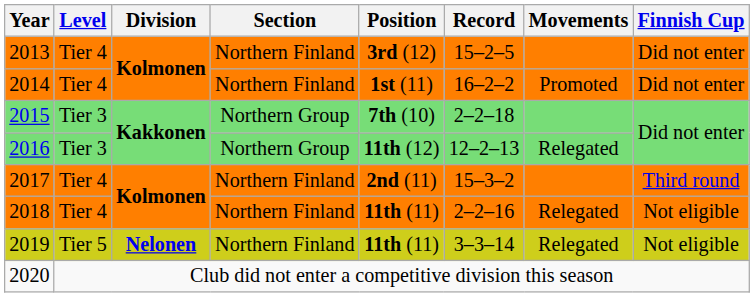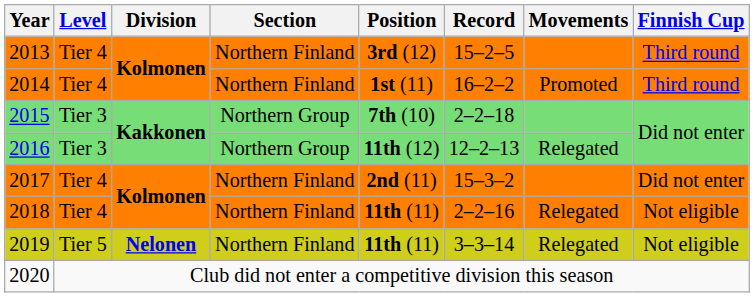(691, 52) Did not enter -> (691, 52) Third round
(691, 84) Did not enter -> (691, 84) Third round
(691, 180) Third round -> (691, 180) Did not enter
